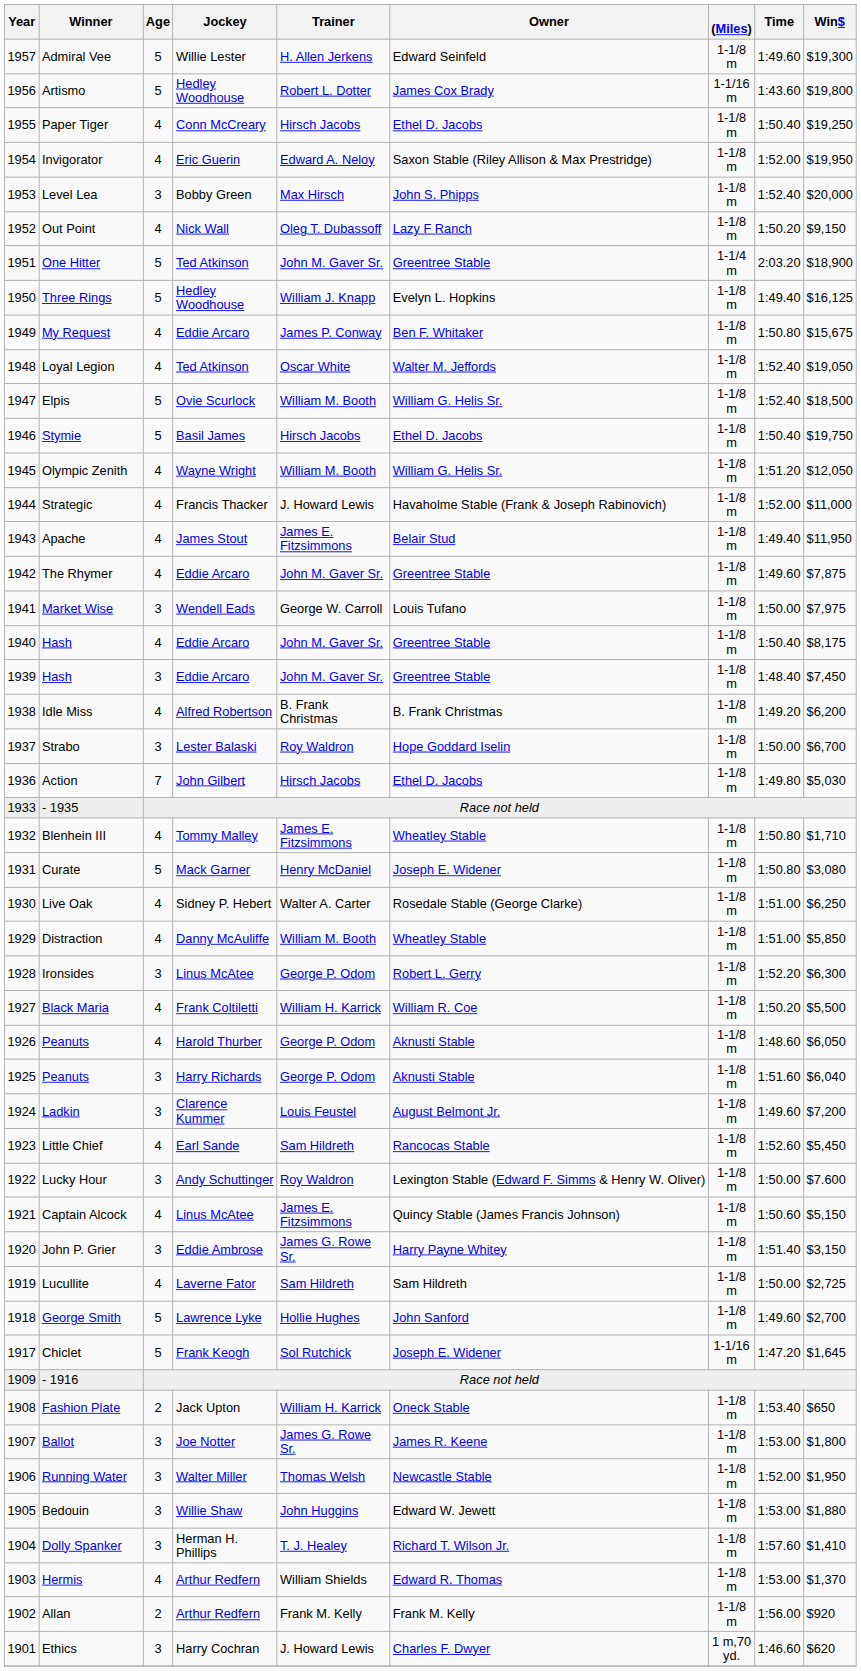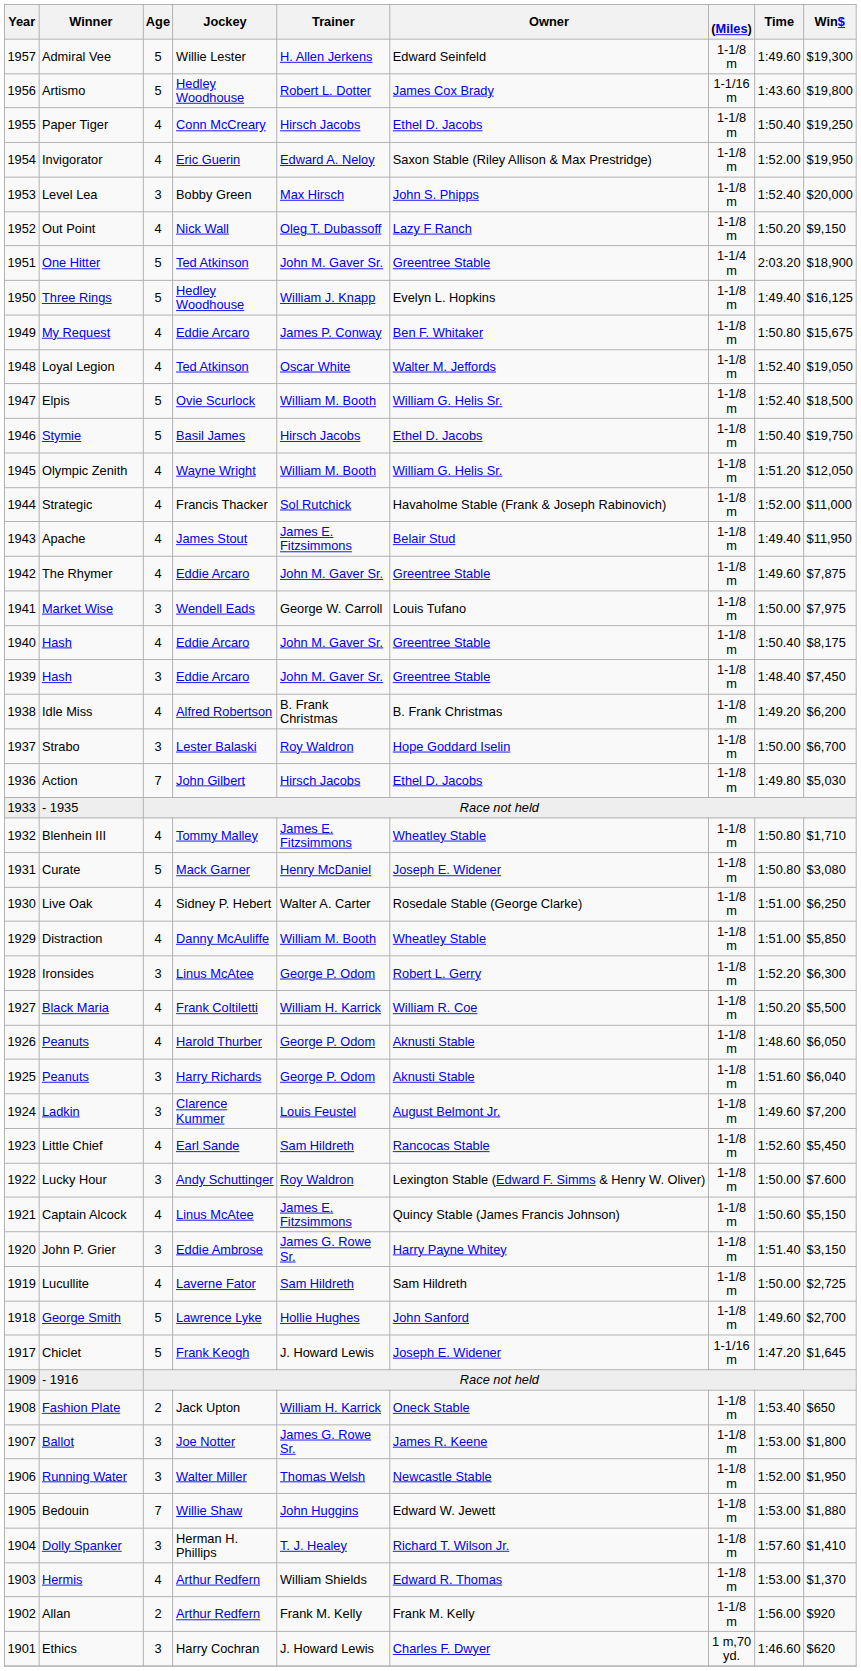(327, 505) J. Howard Lewis -> (316, 505) Sol Rutchick
(316, 1353) Sol Rutchick -> (327, 1353) J. Howard Lewis
(158, 1511) 3 -> (158, 1511) 7
